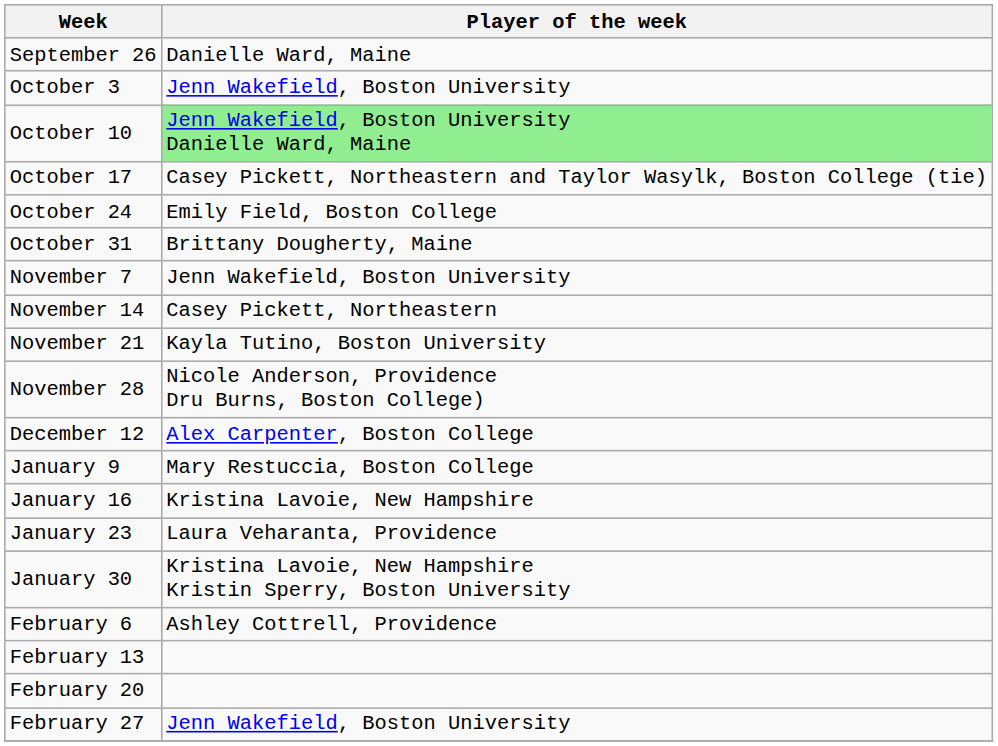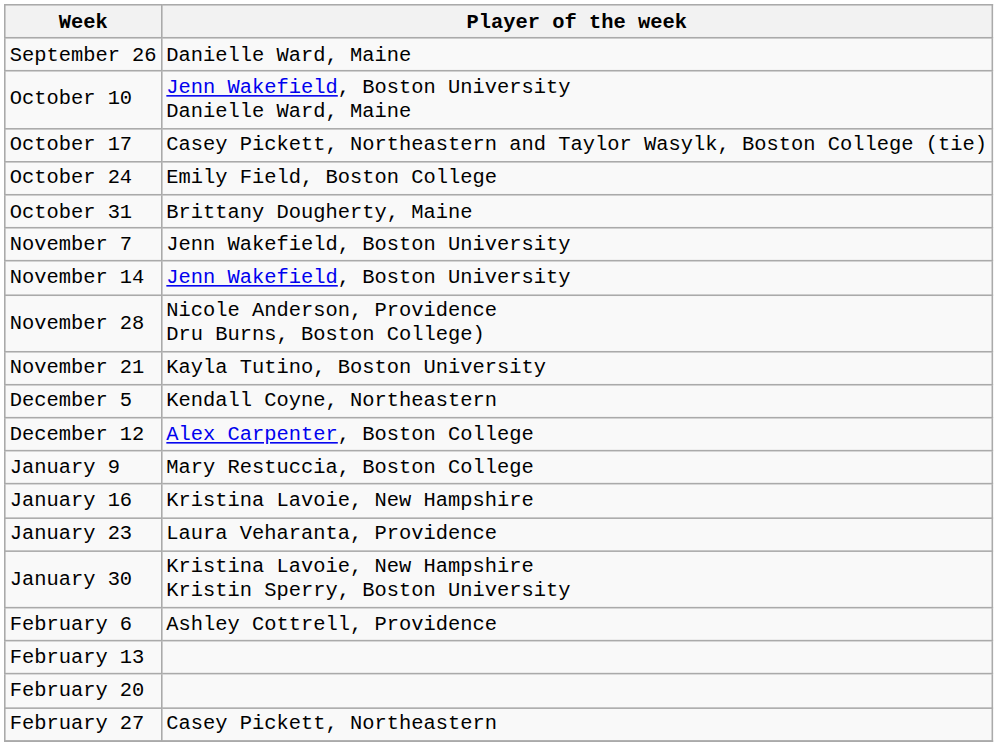- row: (65, 88)
(368, 133) lightgreen background -> (368, 100) no background
(332, 311) Casey Pickett, Northeastern -> (368, 278) Jenn Wakefield, Boston University
rows swapped: (77, 344) <-> (77, 389)
+ row: (71, 401)
(368, 724) Jenn Wakefield, Boston University -> (332, 724) Casey Pickett, Northeastern
